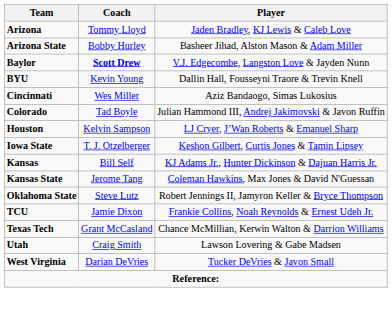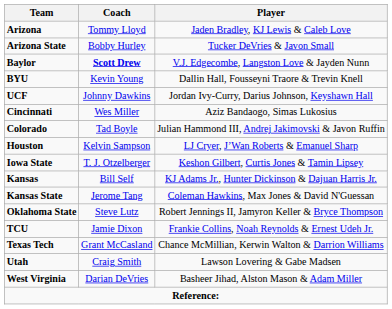(271, 46) Basheer Jihad, Alston Mason & Adam Miller -> (271, 46) Tucker DeVries & Javon Small
+ row: (17, 96)
(271, 262) Tucker DeVries & Javon Small -> (271, 279) Basheer Jihad, Alston Mason & Adam Miller
